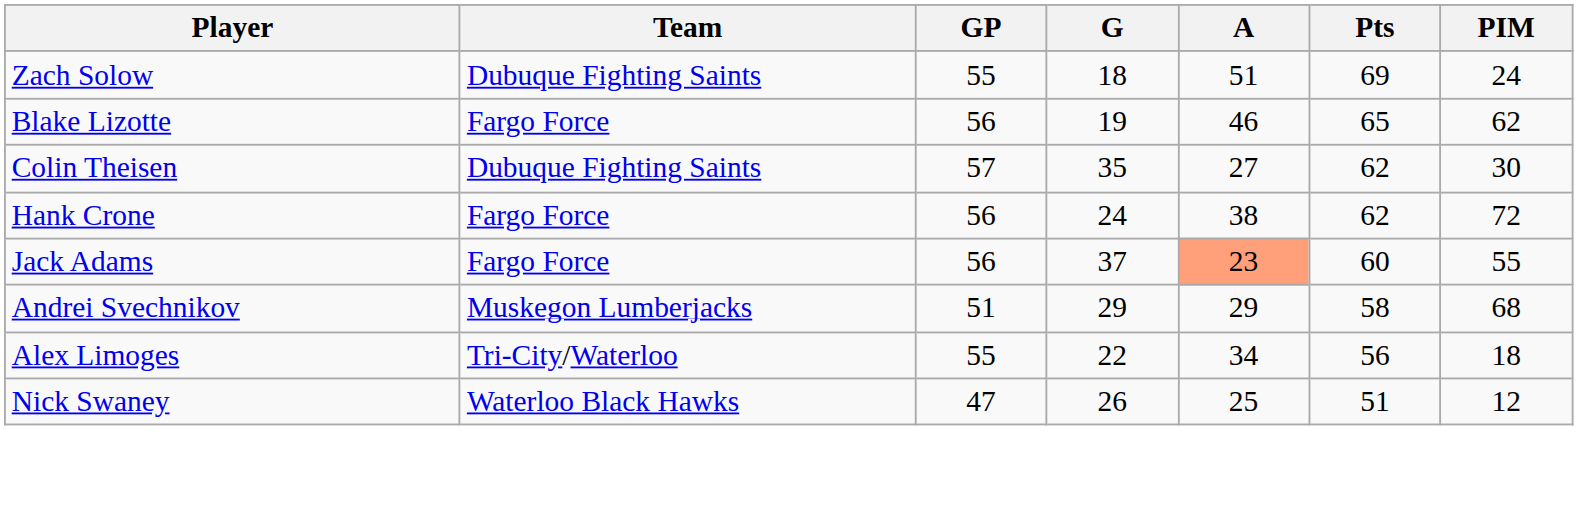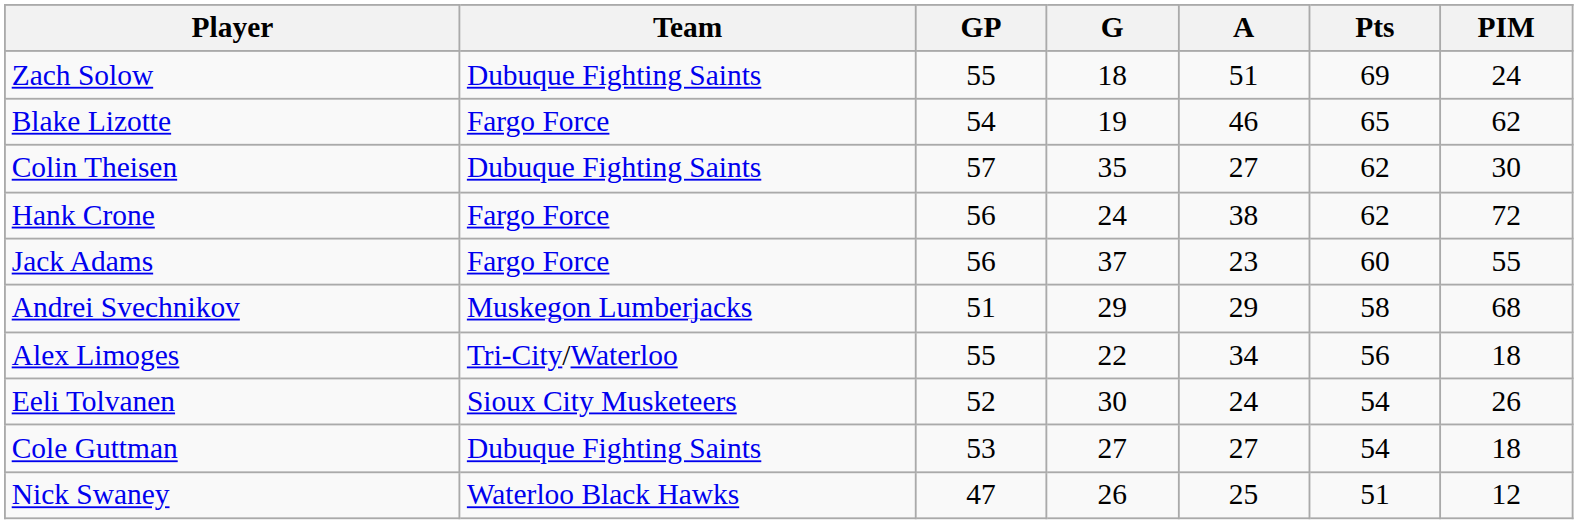(981, 121) 56 -> (981, 121) 54
(1244, 261) lightsalmon background -> (1244, 261) no background
+ row: (93, 401)
+ row: (95, 448)
